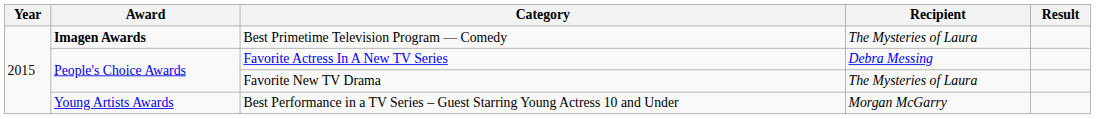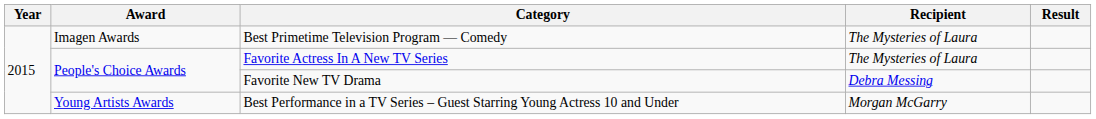(100, 37) bold -> (97, 37) normal
(891, 59) Debra Messing -> (913, 59) The Mysteries of Laura
(913, 80) The Mysteries of Laura -> (891, 80) Debra Messing
